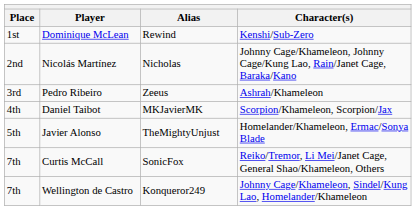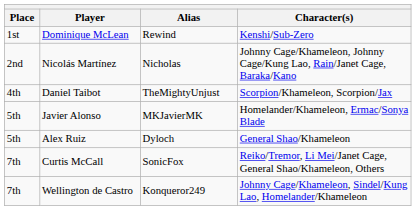- row: (72, 93)
(173, 110) MKJavierMK -> (181, 93) TheMightyUnjust
(181, 133) TheMightyUnjust -> (173, 116) MKJavierMK
+ row: (64, 139)
